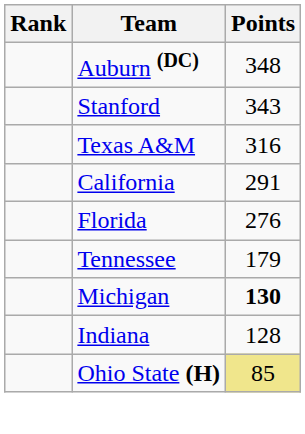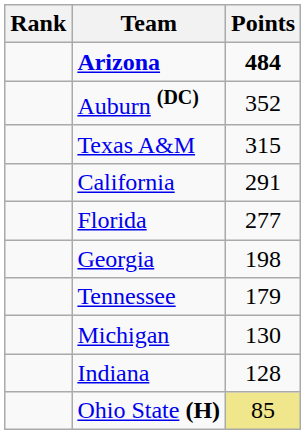+ row: (119, 61)
(263, 64) 348 -> (263, 102) 352
- row: (119, 106)
(263, 144) 316 -> (263, 144) 315
(263, 220) 276 -> (263, 220) 277
+ row: (116, 258)
(263, 296) bold -> (263, 334) normal
